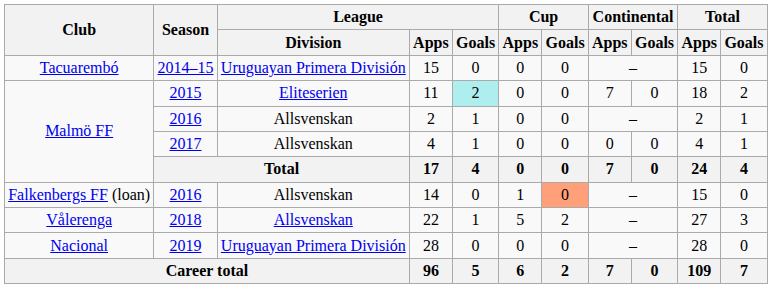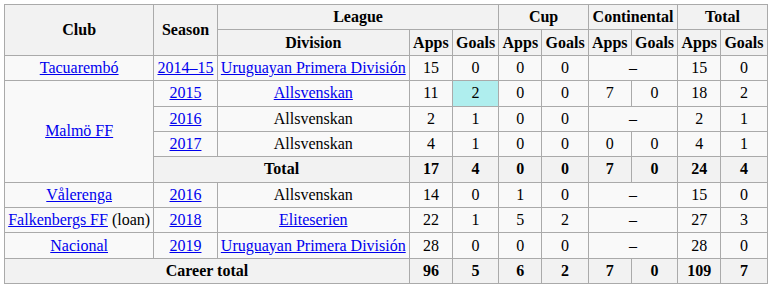(313, 93) Eliteserien -> (313, 93) Allsvenskan
(79, 194) Falkenbergs FF (loan) -> (79, 194) Vålerenga
(565, 194) lightsalmon background -> (565, 194) no background
(79, 220) Vålerenga -> (79, 220) Falkenbergs FF (loan)
(313, 220) Allsvenskan -> (313, 220) Eliteserien
